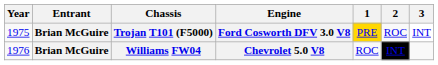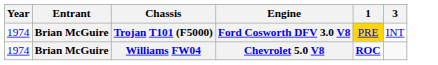- column: (395, 14)
(18, 32) 1975 -> (18, 32) 1974
(18, 51) 1976 -> (18, 51) 1974
(367, 51) normal -> (368, 51) bold
